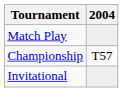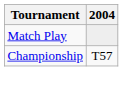- row: (37, 76)
